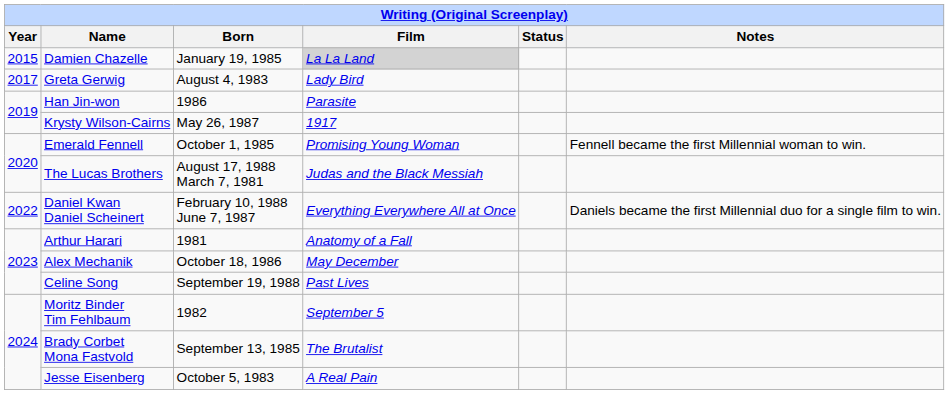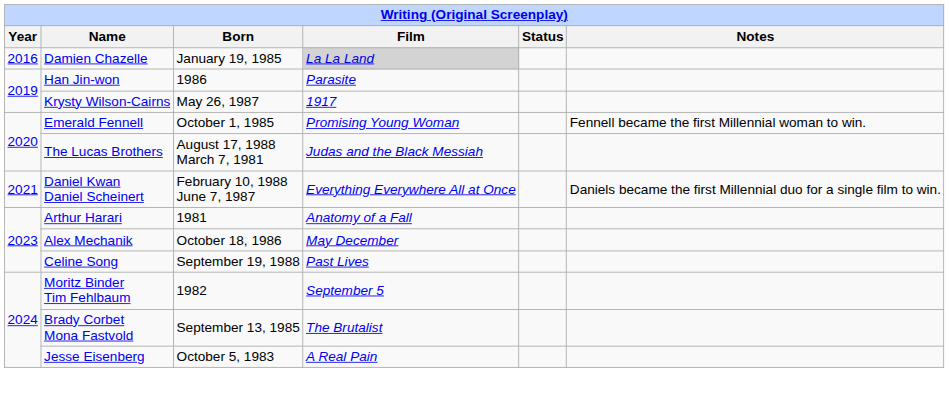(23, 58) 2015 -> (23, 58) 2016
- row: (85, 79)
(23, 210) 2022 -> (23, 189) 2021
